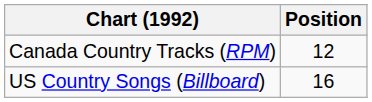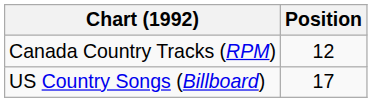(323, 81) 16 -> (323, 81) 17
